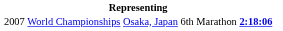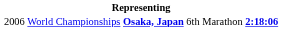(14, 22) 2007 -> (14, 22) 2006
(150, 22) normal -> (153, 22) bold
